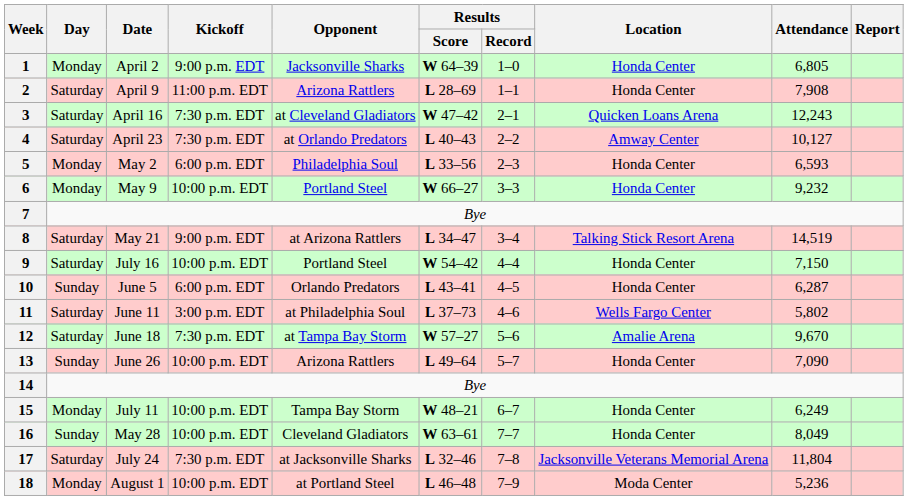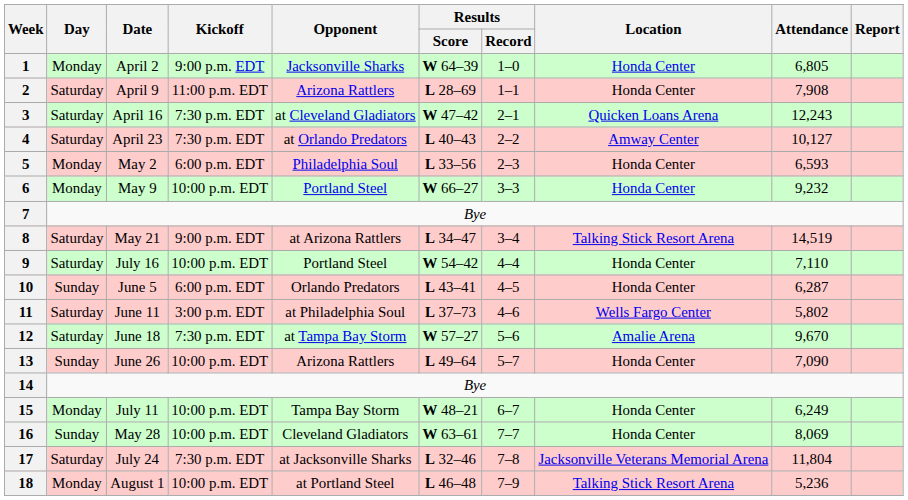(812, 262) 7,150 -> (812, 262) 7,110
(812, 434) 8,049 -> (812, 434) 8,069
(653, 483) Moda Center -> (653, 483) Talking Stick Resort Arena
